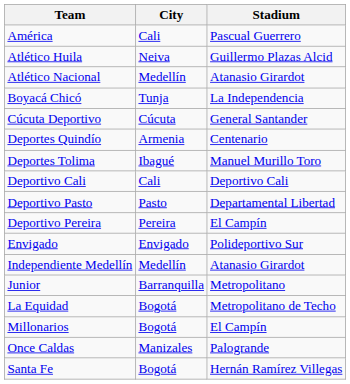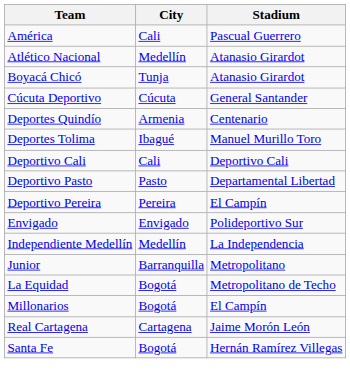- row: (45, 56)
(257, 98) La Independencia -> (257, 77) Atanasio Girardot
(257, 264) Atanasio Girardot -> (257, 243) La Independencia
- row: (41, 347)
+ row: (48, 327)
